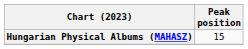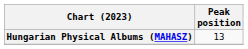(219, 37) 15 -> (219, 37) 13
